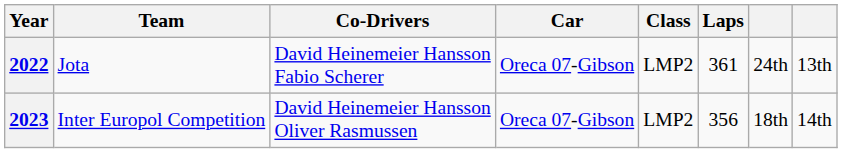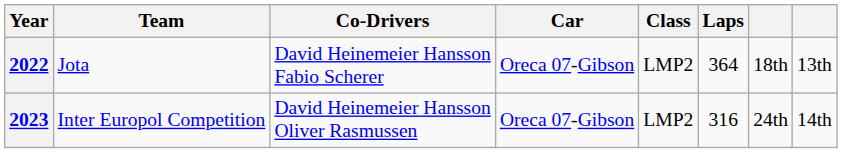(723, 64) 361 -> (723, 64) 364
(771, 64) 24th -> (771, 64) 18th
(723, 120) 356 -> (723, 120) 316
(771, 120) 18th -> (771, 120) 24th
